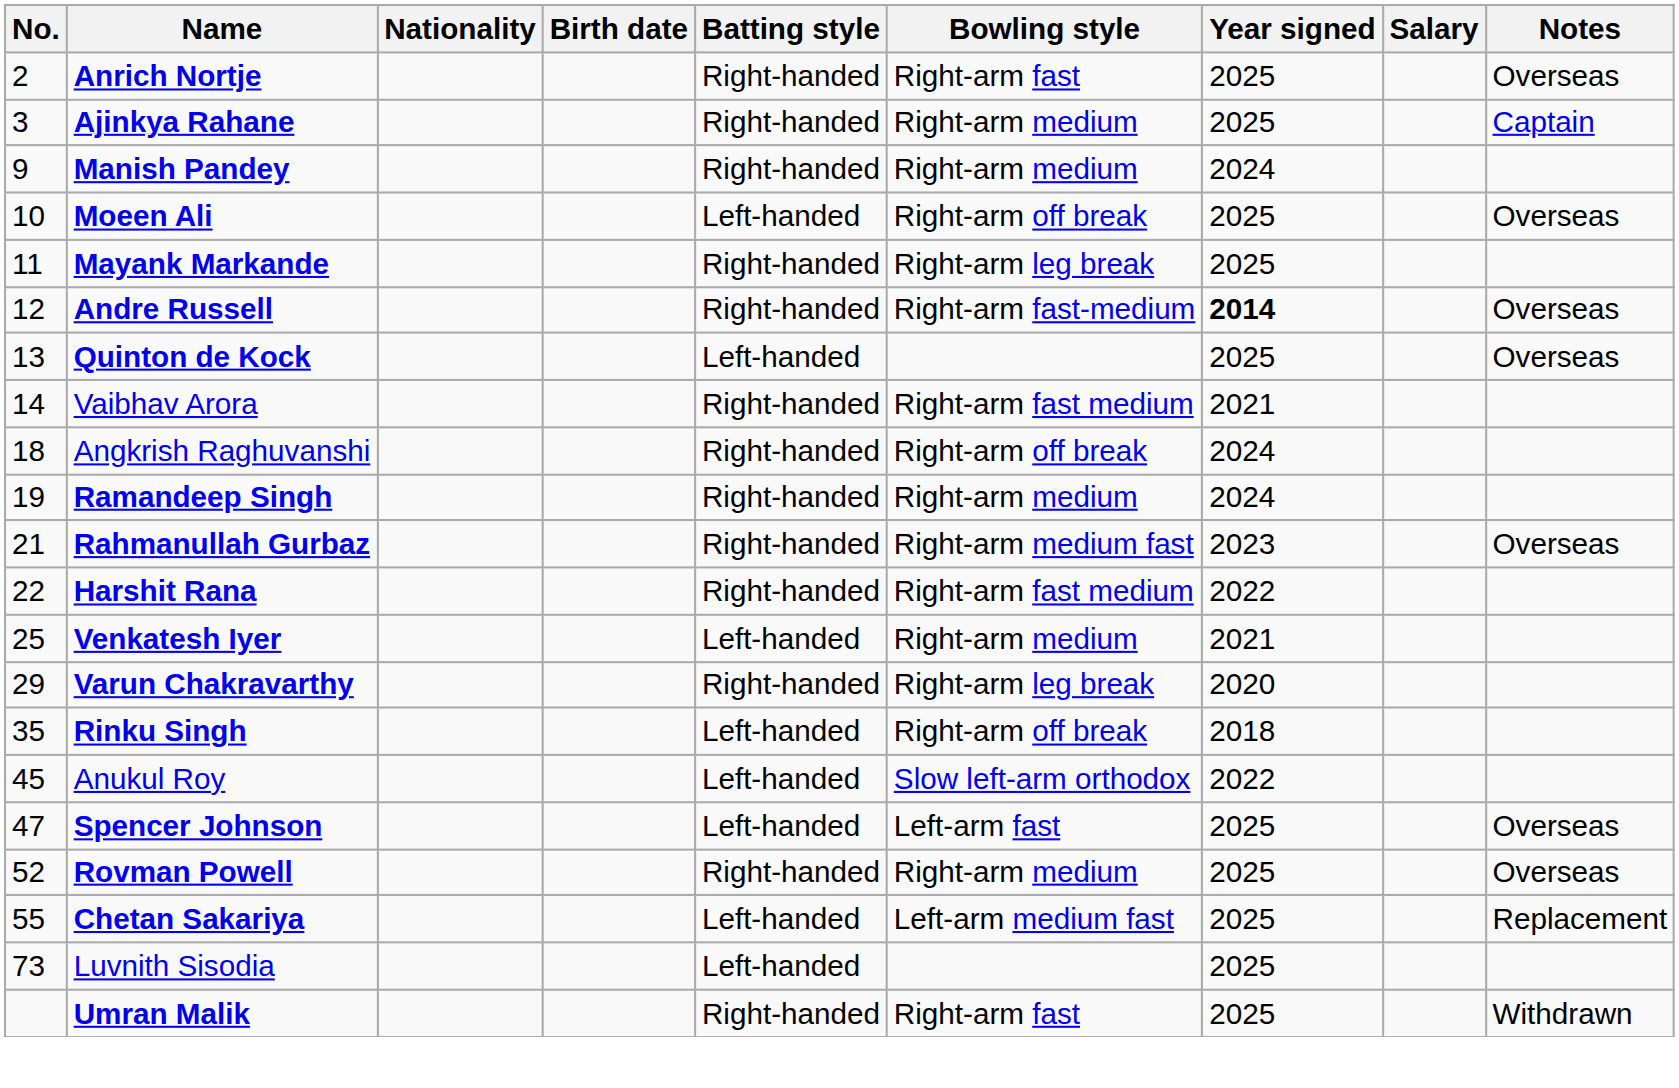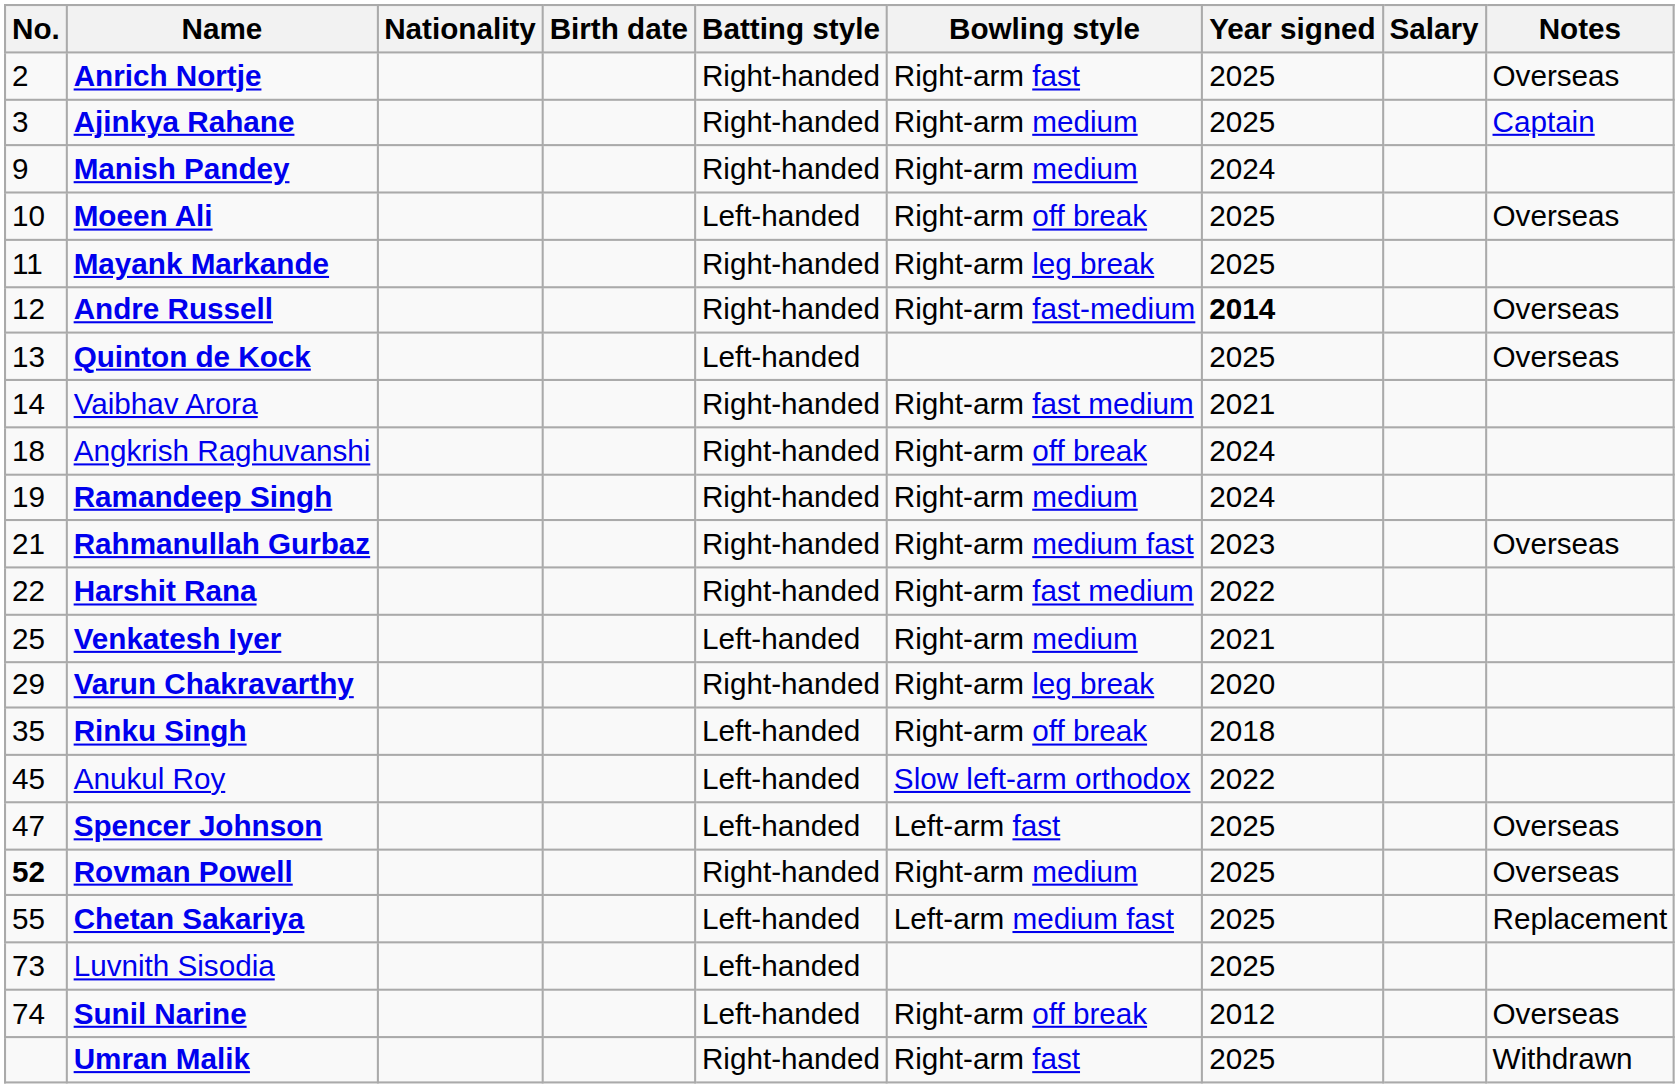(28, 872) normal -> (28, 872) bold
+ row: (160, 1013)
